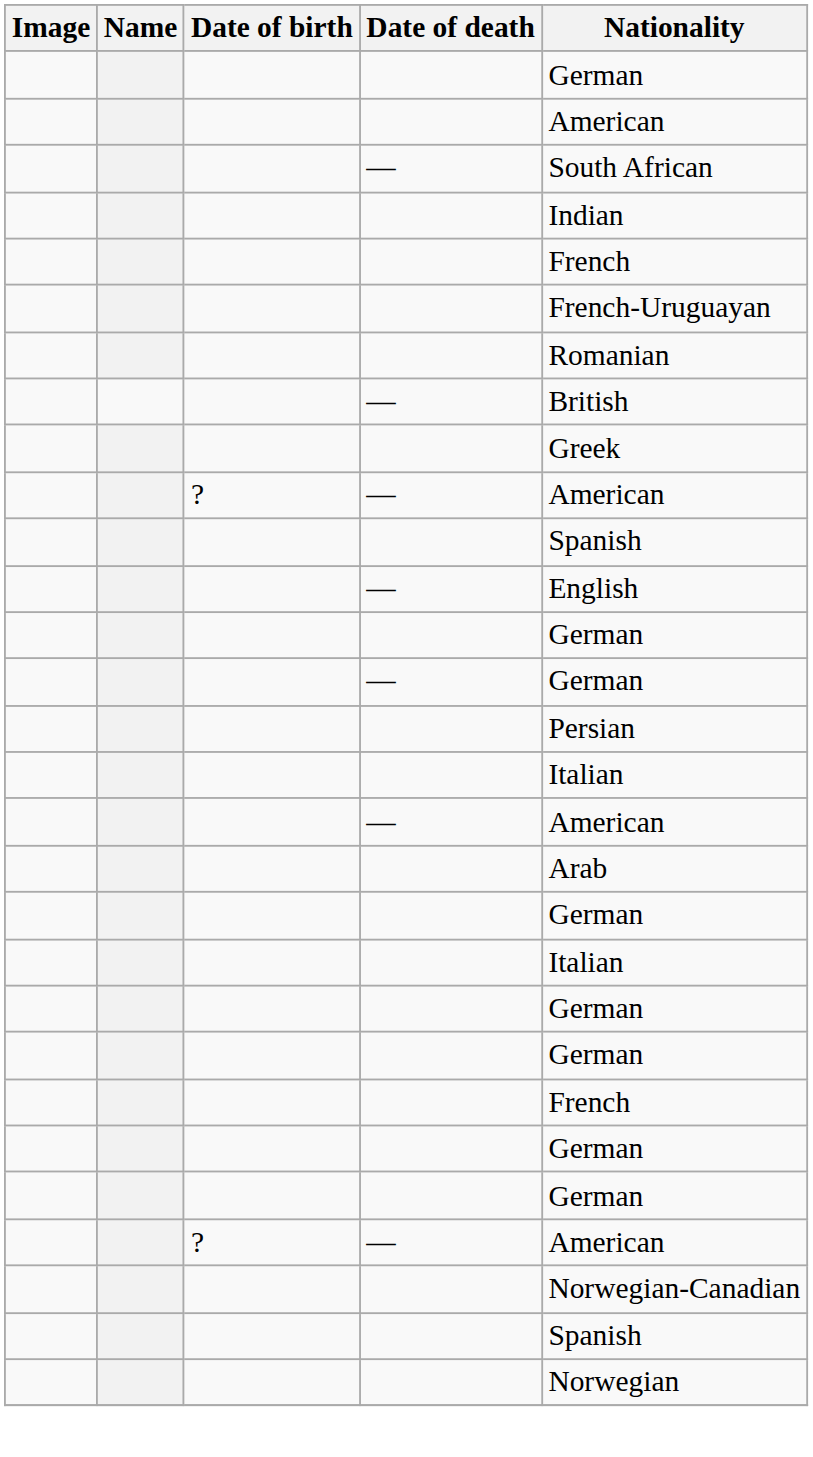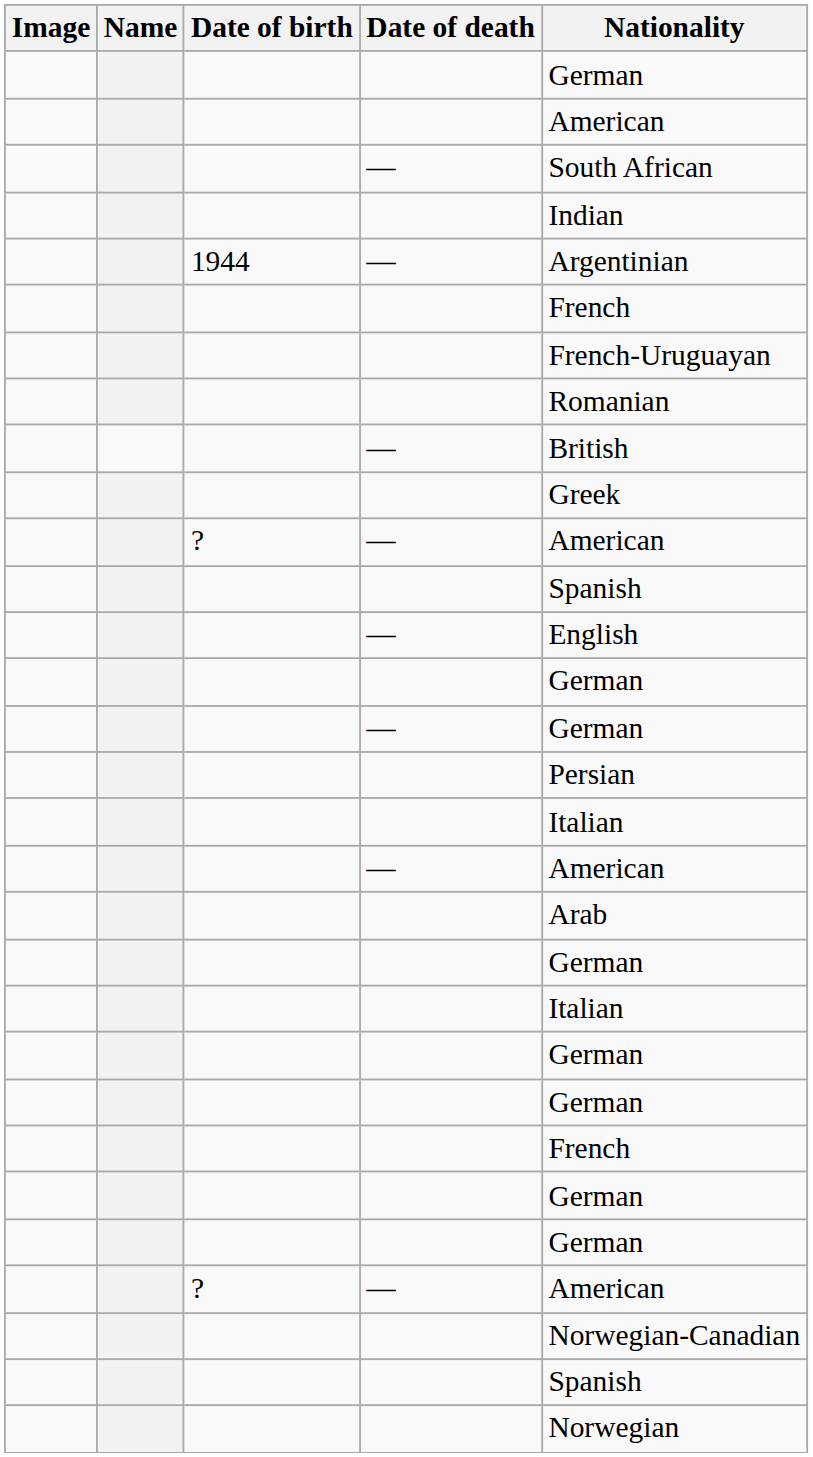+ row: (220, 261)
